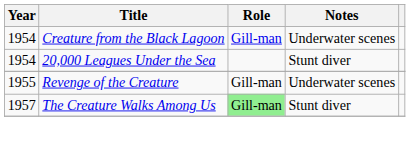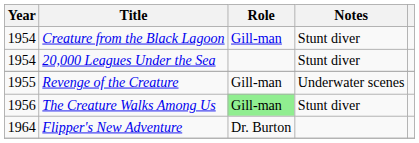(342, 37) Underwater scenes -> (329, 37) Stunt diver
(22, 104) 1957 -> (22, 104) 1956
+ row: (112, 127)
